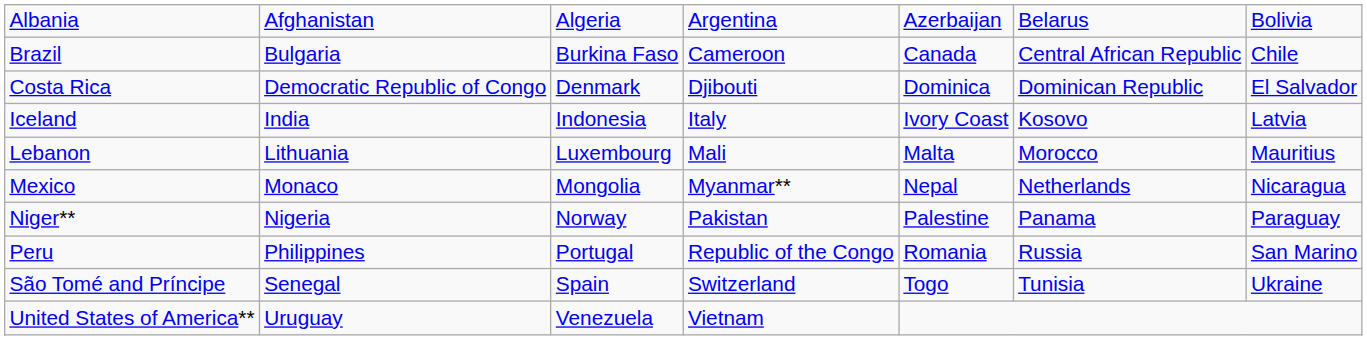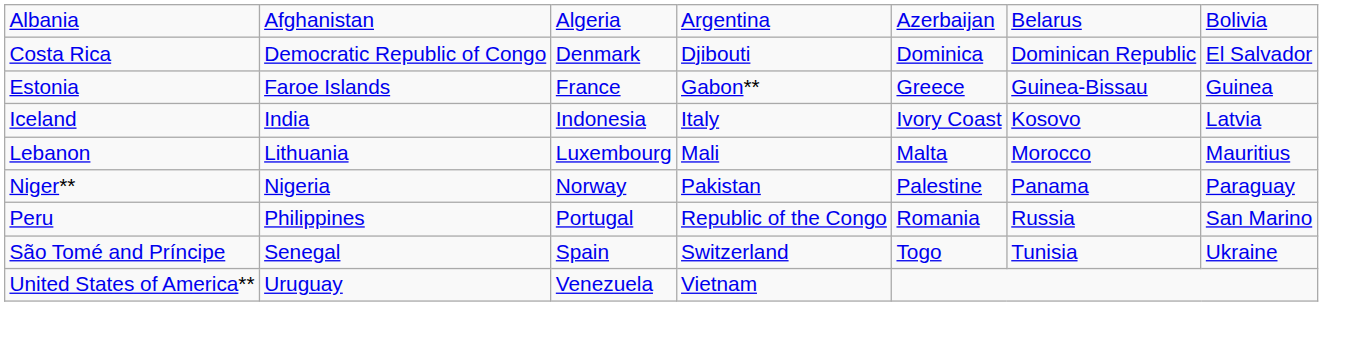- row: (35, 53)
+ row: (44, 86)
- row: (42, 185)
